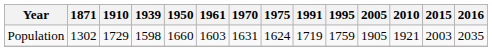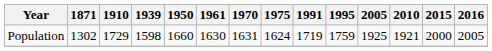(213, 35) 1603 -> (213, 35) 1630
(374, 35) 1905 -> (374, 35) 1925
(439, 35) 2003 -> (439, 35) 2000
(471, 35) 2035 -> (471, 35) 2005
